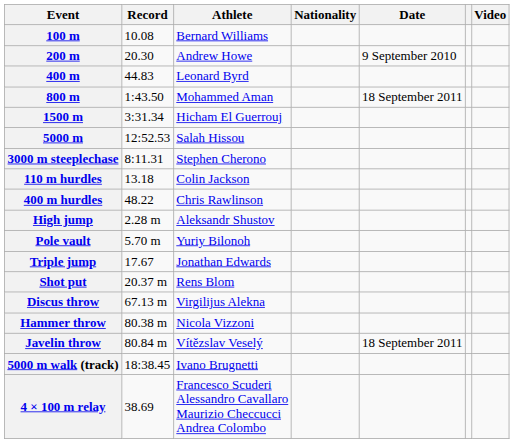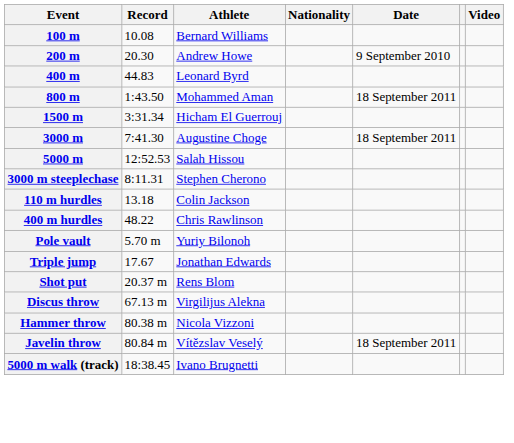+ row: (63, 138)
- row: (63, 220)
- row: (63, 406)
